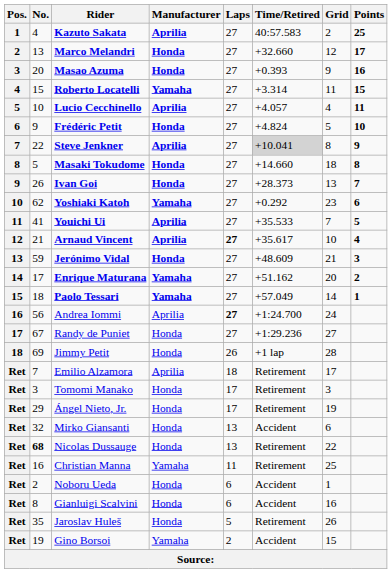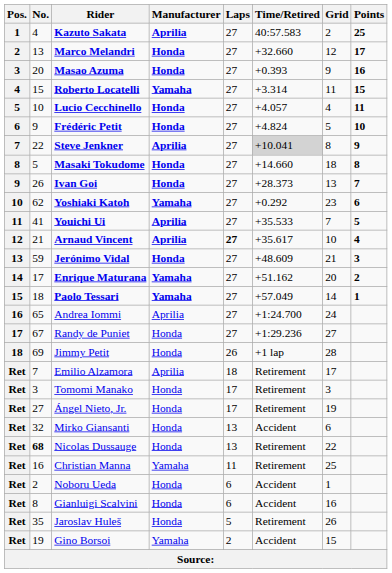(169, 108) Aprilia -> (168, 108) Honda
(38, 314) 56 -> (38, 314) 65
(231, 314) bold -> (231, 314) normal
(38, 408) 29 -> (38, 408) 27
